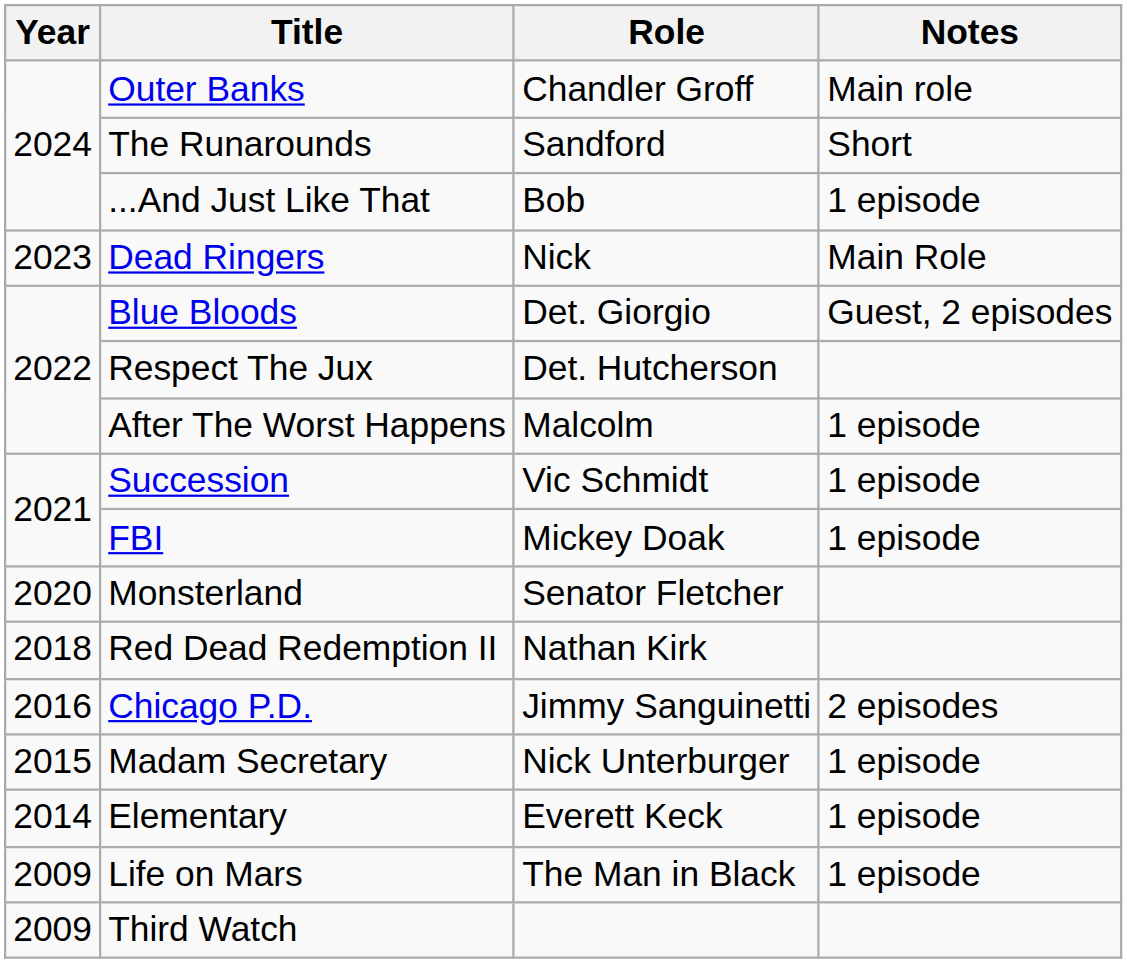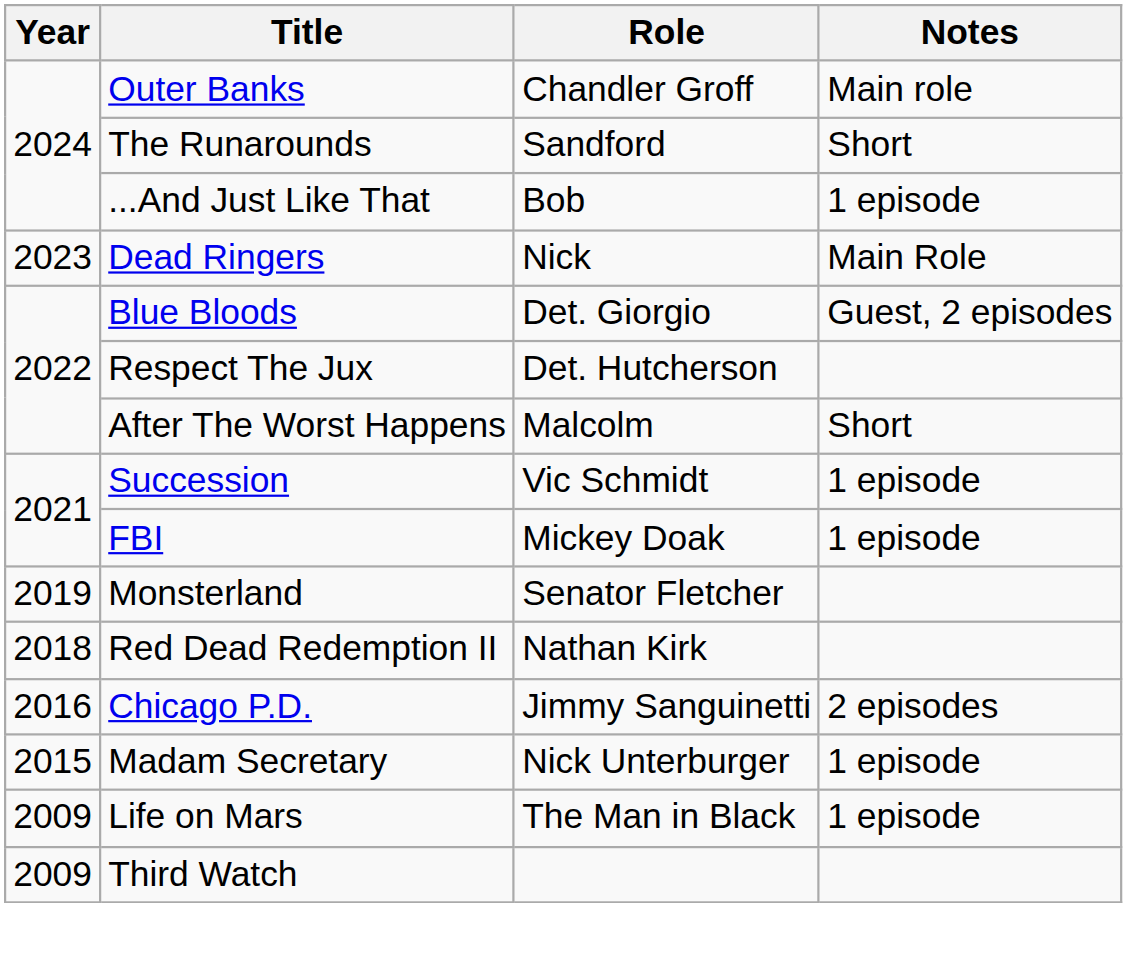(904, 425) 1 episode -> (870, 425) Short
(53, 593) 2020 -> (53, 593) 2019
- row: (198, 817)
